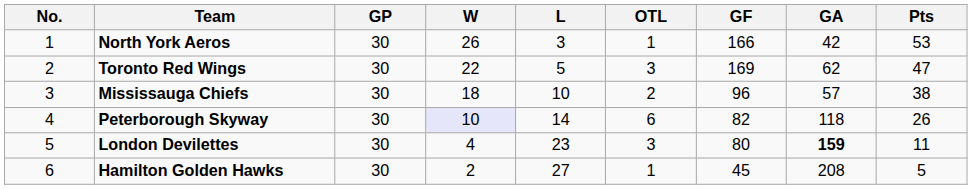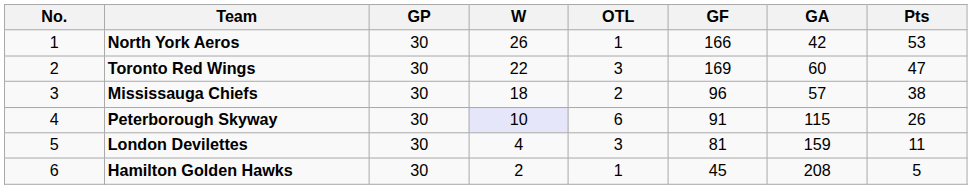- column: (561, 17)
(831, 68) 62 -> (817, 68) 60
(741, 119) 82 -> (718, 119) 91
(831, 119) 118 -> (817, 119) 115
(741, 145) 80 -> (718, 145) 81
(831, 145) bold -> (817, 145) normal
